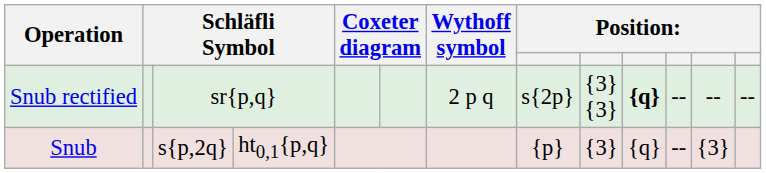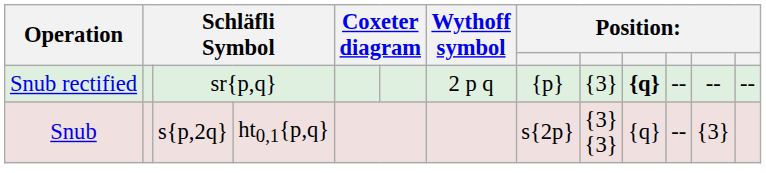(548, 96) s{2p} -> (548, 83) {p}
(601, 96) {3} {3} -> (601, 83) {3}
(548, 147) {p} -> (548, 132) s{2p}
(601, 147) {3} -> (601, 132) {3} {3}
